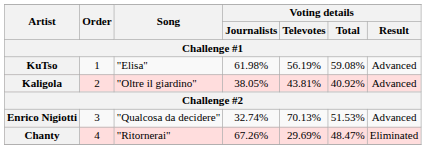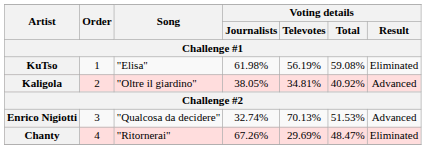(394, 65) Advanced -> (394, 65) Eliminated
(304, 83) 43.81% -> (304, 83) 34.81%
